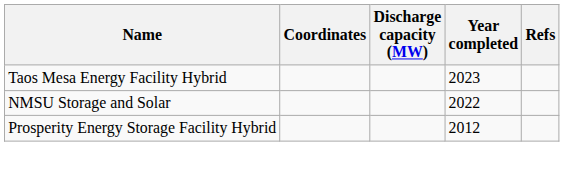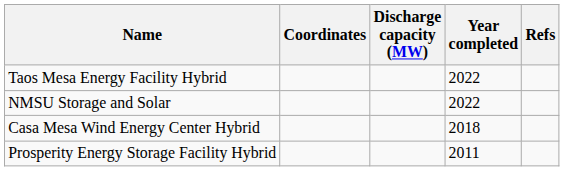(464, 77) 2023 -> (464, 77) 2022
+ row: (134, 128)
(464, 128) 2012 -> (464, 153) 2011
